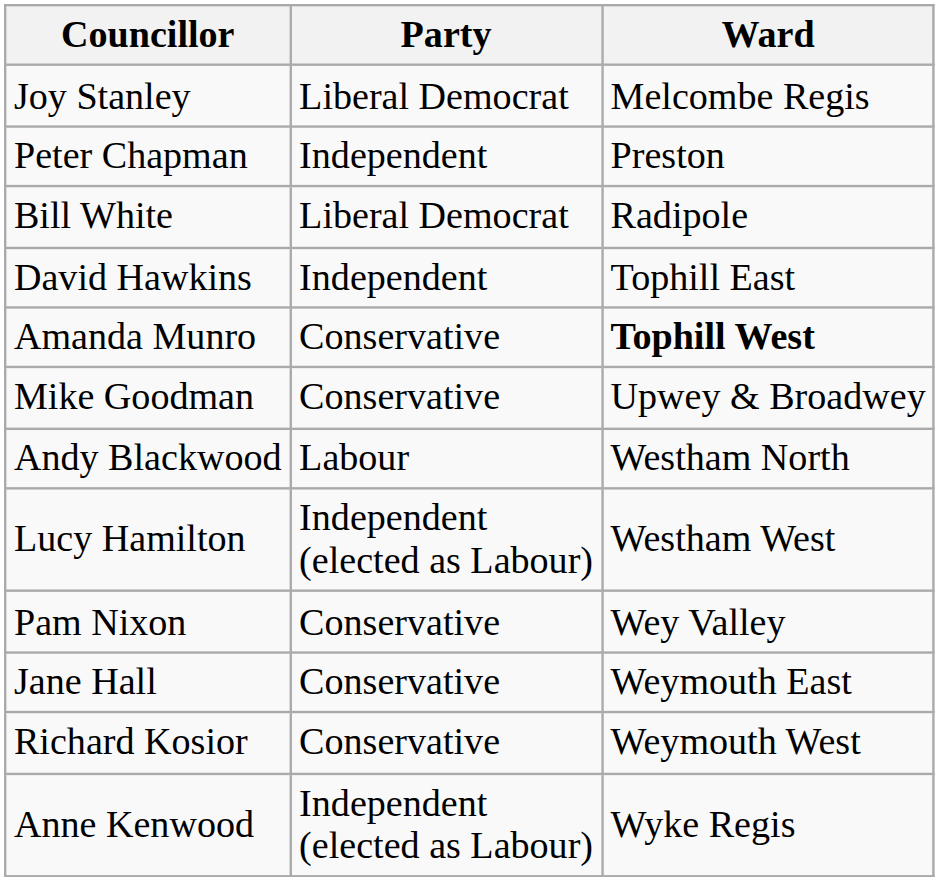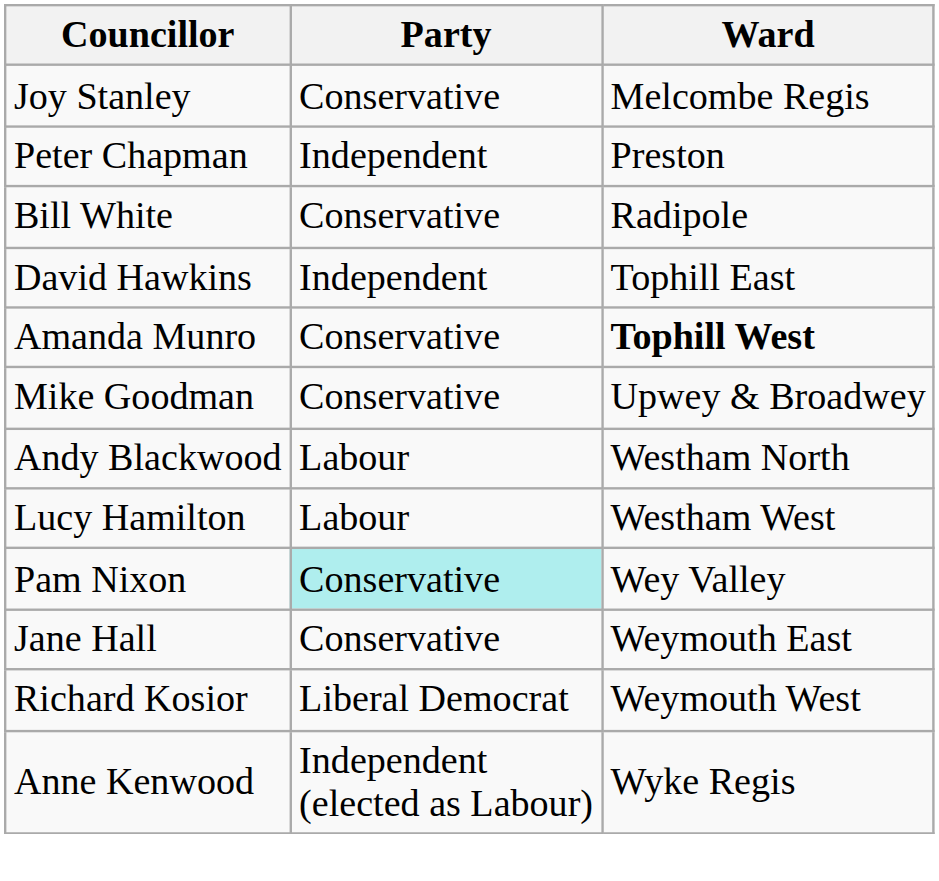(434, 95) Liberal Democrat -> (400, 95) Conservative
(434, 215) Liberal Democrat -> (400, 215) Conservative
(446, 539) Independent (elected as Labour) -> (354, 517) Labour
(400, 621) no background -> (400, 578) paleturquoise background
(400, 741) Conservative -> (434, 699) Liberal Democrat
